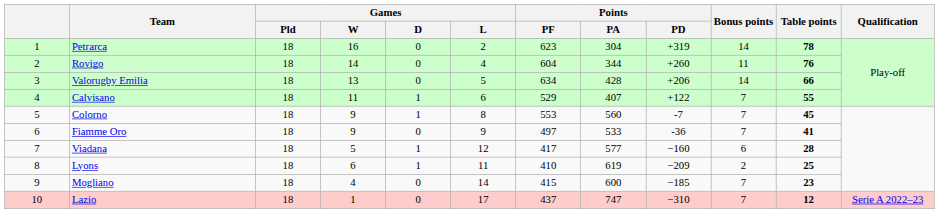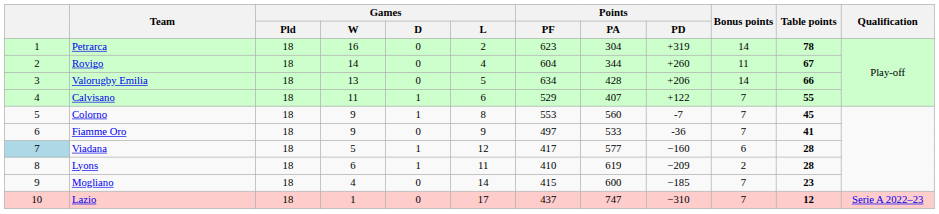(809, 64) 76 -> (809, 64) 67
(37, 149) no background -> (37, 149) lightblue background
(809, 166) 25 -> (809, 166) 28
